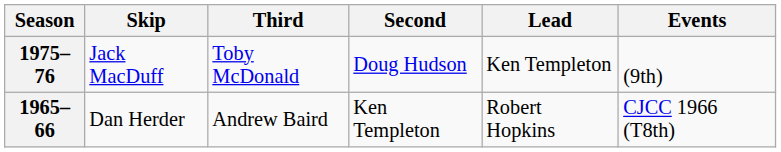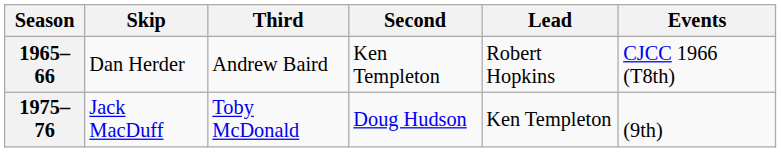rows swapped: (45, 119) <-> (45, 64)
